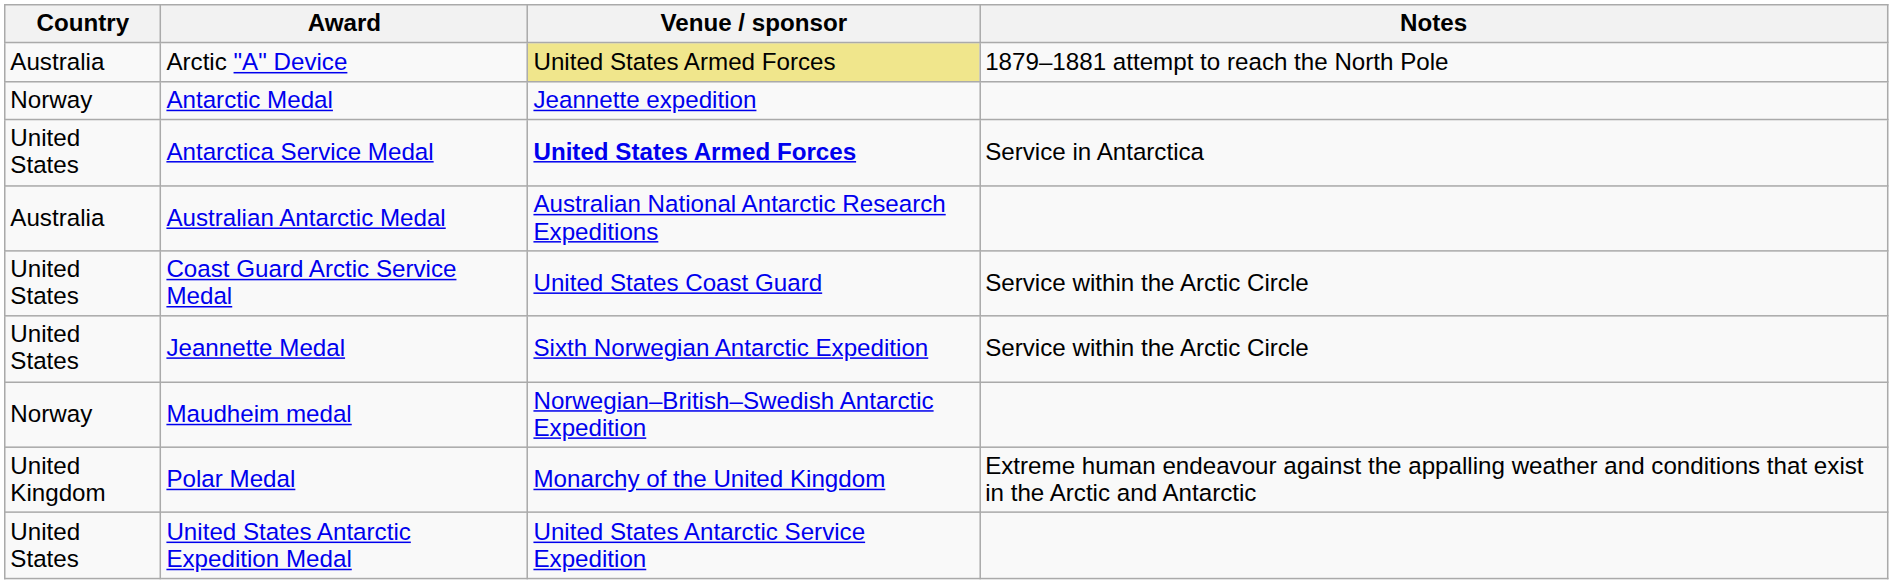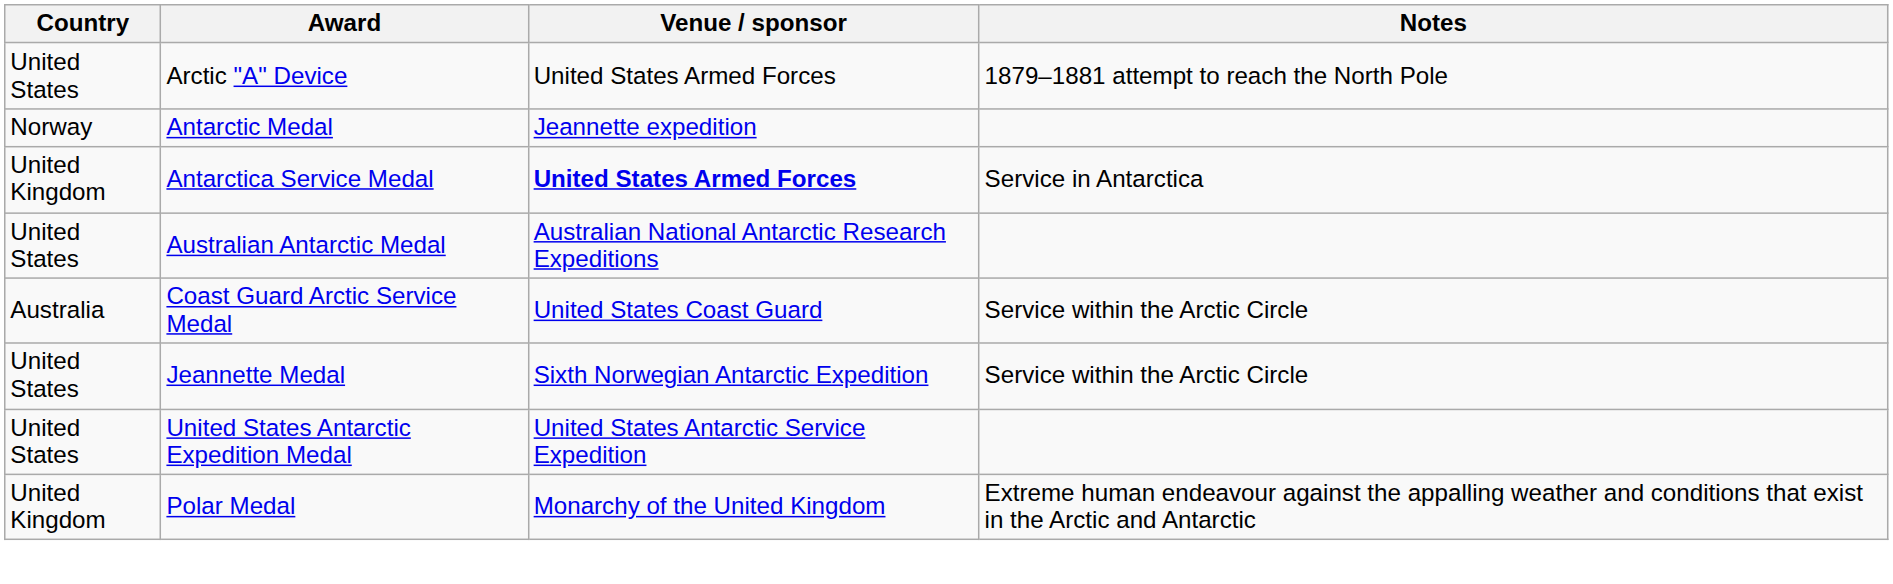(57, 61) Australia -> (45, 75) United States
(685, 61) khaki background -> (685, 75) no background
(45, 152) United States -> (58, 179) United Kingdom
(57, 217) Australia -> (45, 244) United States
(45, 283) United States -> (57, 310) Australia
- row: (259, 414)
rows swapped: (231, 479) <-> (289, 545)
